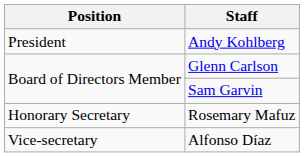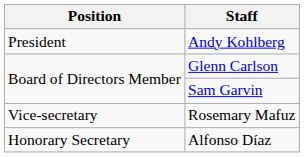(69, 115) Honorary Secretary -> (53, 115) Vice-secretary
(53, 139) Vice-secretary -> (69, 139) Honorary Secretary
